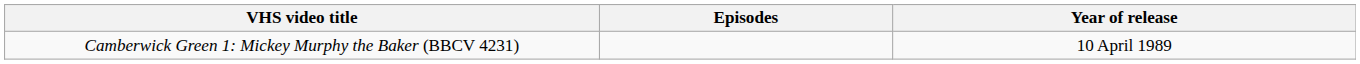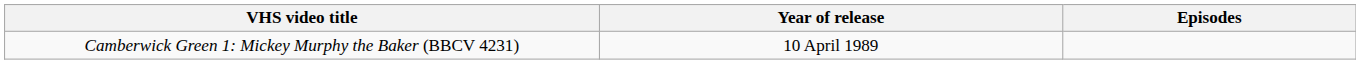columns swapped: (1124, 18) <-> (746, 18)
